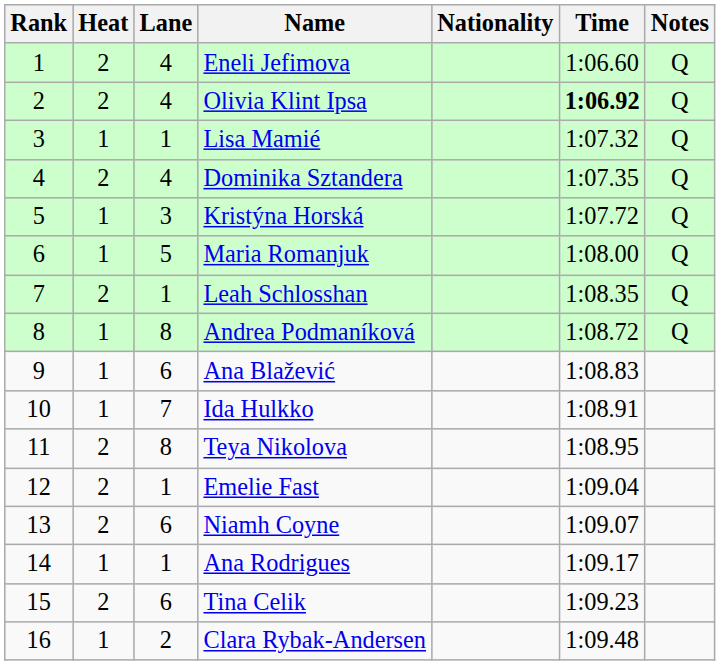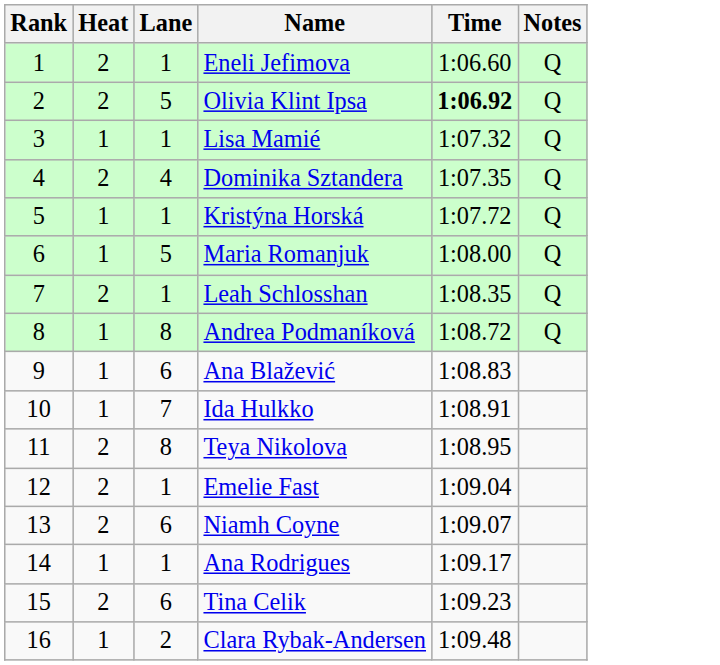- column: (495, 23)
(166, 62) 4 -> (166, 62) 1
(166, 100) 4 -> (166, 100) 5
(166, 216) 3 -> (166, 216) 1
